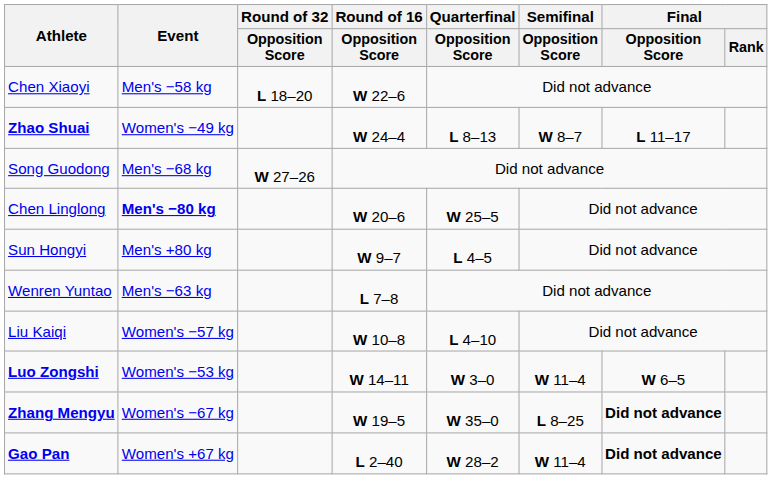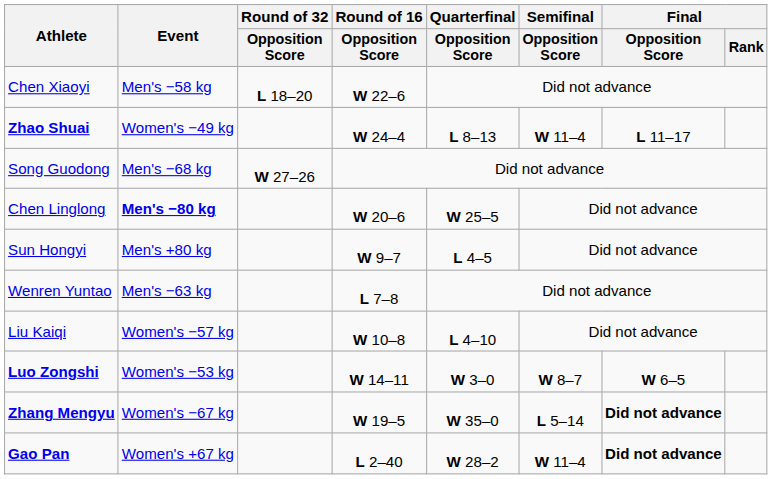(560, 137) W 8–7 -> (560, 137) W 11–4
(560, 381) W 11–4 -> (560, 381) W 8–7
(560, 421) L 8–25 -> (560, 421) L 5–14
